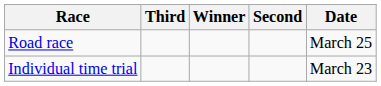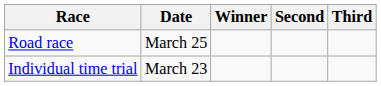columns swapped: (341, 17) <-> (165, 17)
